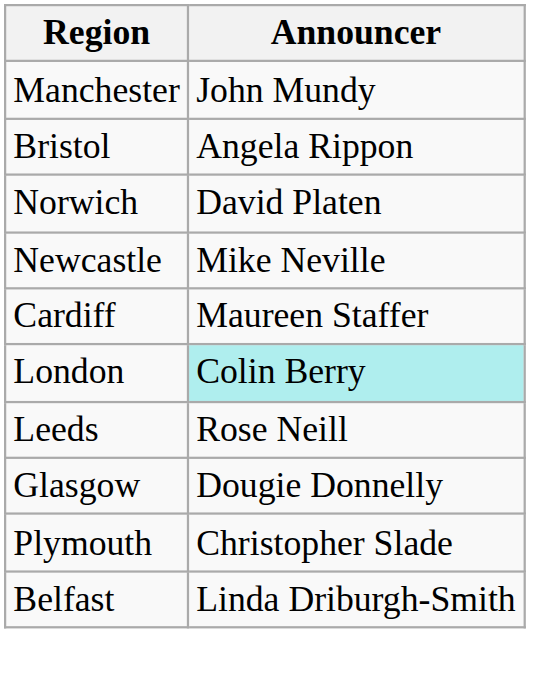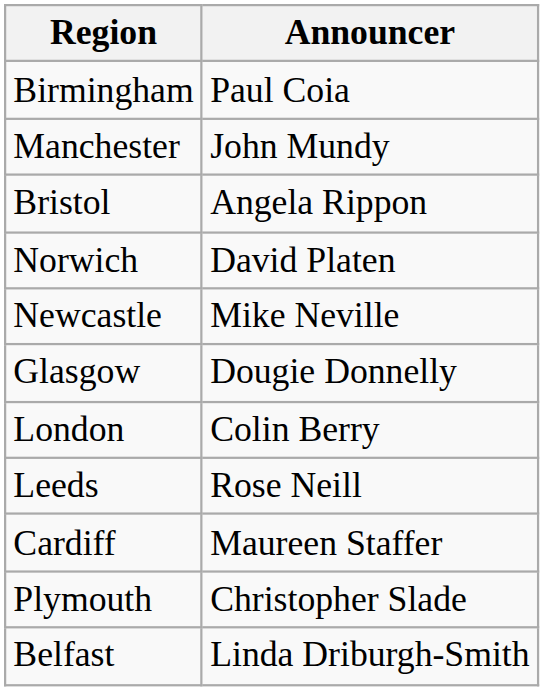+ row: (104, 89)
rows swapped: (65, 315) <-> (77, 485)
(281, 372) paleturquoise background -> (295, 428) no background
